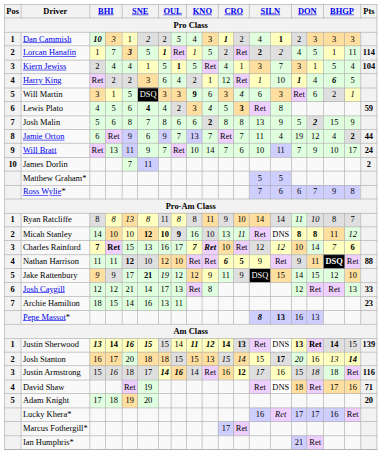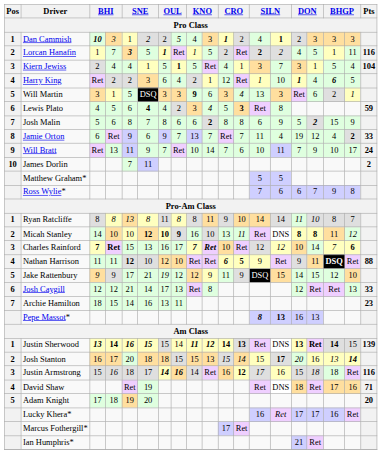(369, 52) 114 -> (369, 52) 116
(260, 94) 6 -> (260, 94) 13
(260, 122) 13 -> (260, 122) 6
(369, 136) 44 -> (369, 136) 33
(148, 275) bold -> (148, 275) normal
